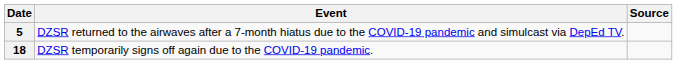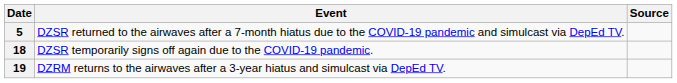+ row: (19, 68)
